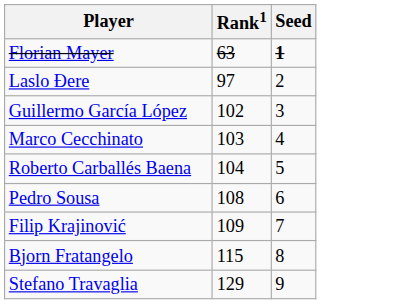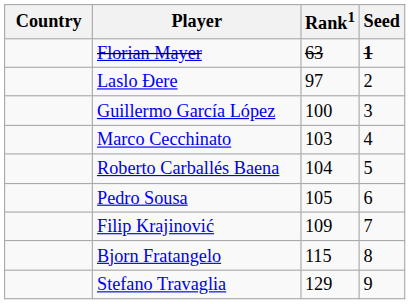+ column: (49, 21)
(230, 110) 102 -> (319, 110) 100
(230, 197) 108 -> (319, 197) 105
